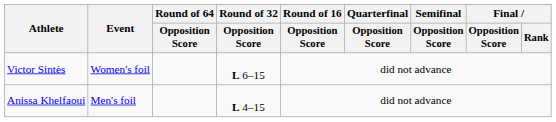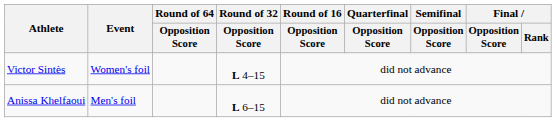(248, 75) L 6–15 -> (248, 75) L 4–15
(248, 107) L 4–15 -> (248, 107) L 6–15
